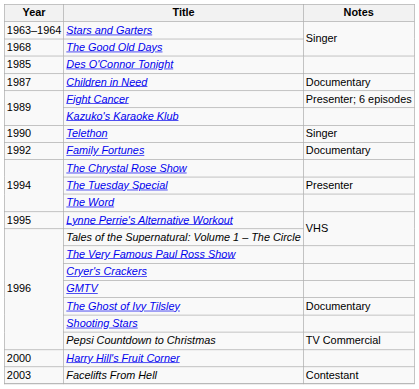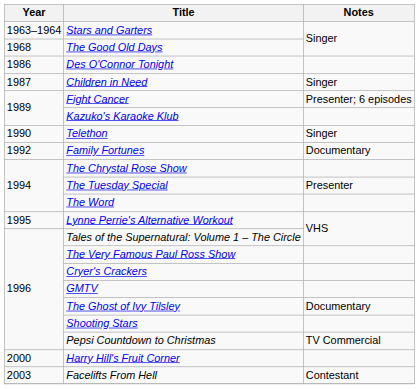(19, 64) 1985 -> (19, 64) 1986
(338, 82) Documentary -> (322, 82) Singer
